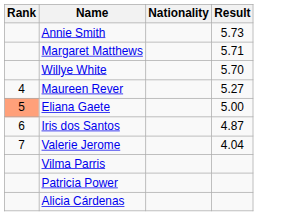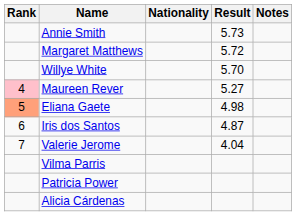+ column: (272, 13)
(232, 51) 5.71 -> (232, 51) 5.72
(22, 88) no background -> (22, 88) pink background
(232, 107) 5.00 -> (232, 107) 4.98
